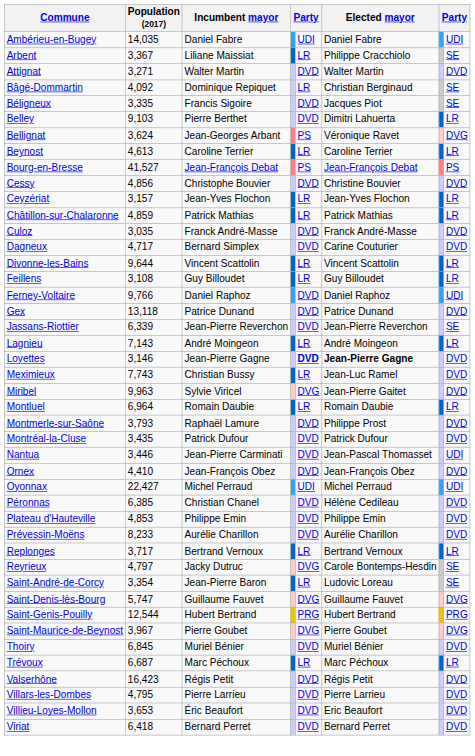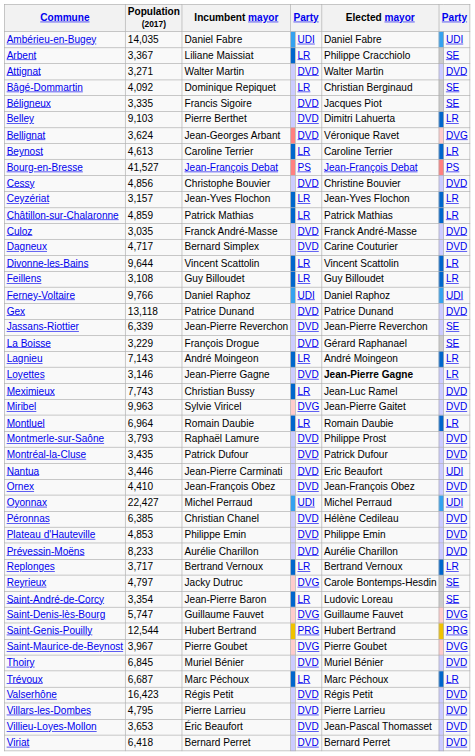(304, 135) PS -> (308, 135) DVD
(308, 295) DVD -> (306, 295) UDI
+ row: (29, 343)
(308, 359) bold -> (308, 375) normal
(457, 359) DVD -> (452, 375) LR
(378, 455) Jean-Pascal Thomasset -> (353, 471) Eric Beaufort
(353, 711) Eric Beaufort -> (378, 727) Jean-Pascal Thomasset
